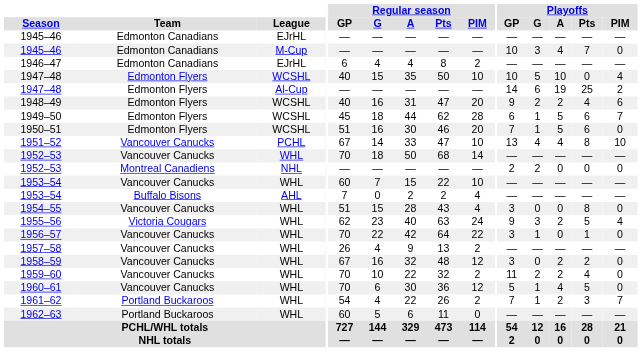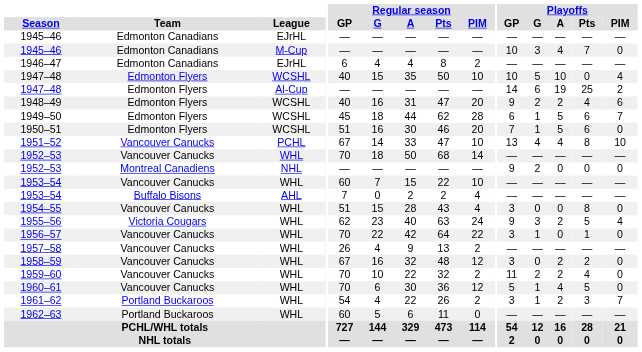(512, 169) 2 -> (512, 169) 9
(512, 301) 7 -> (512, 301) 3
